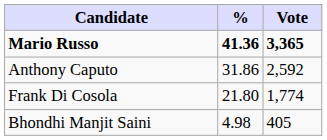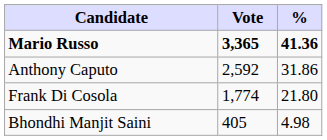columns swapped: (292, 17) <-> (240, 17)
